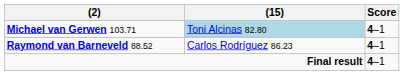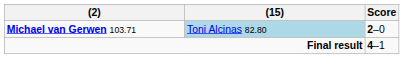(376, 29) 4–1 -> (376, 29) 2–0
- row: (80, 45)
